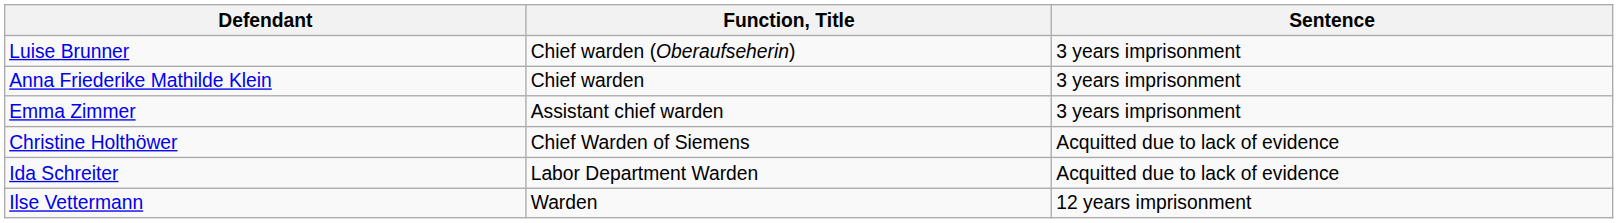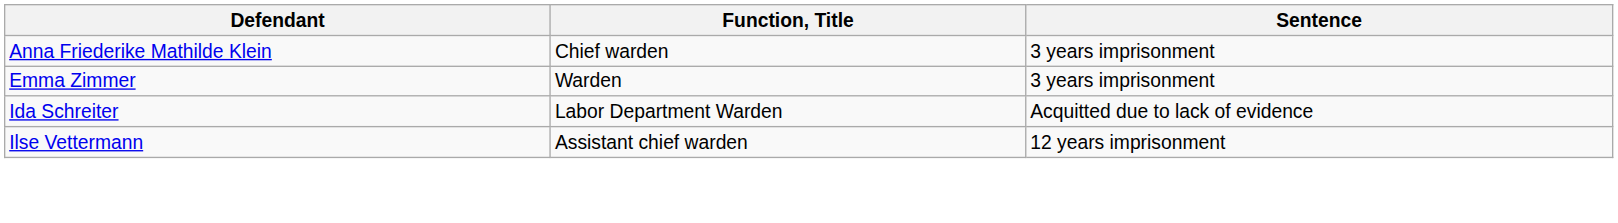- row: (69, 51)
(627, 112) Assistant chief warden -> (588, 81) Warden
- row: (93, 142)
(564, 203) Warden -> (651, 142) Assistant chief warden
